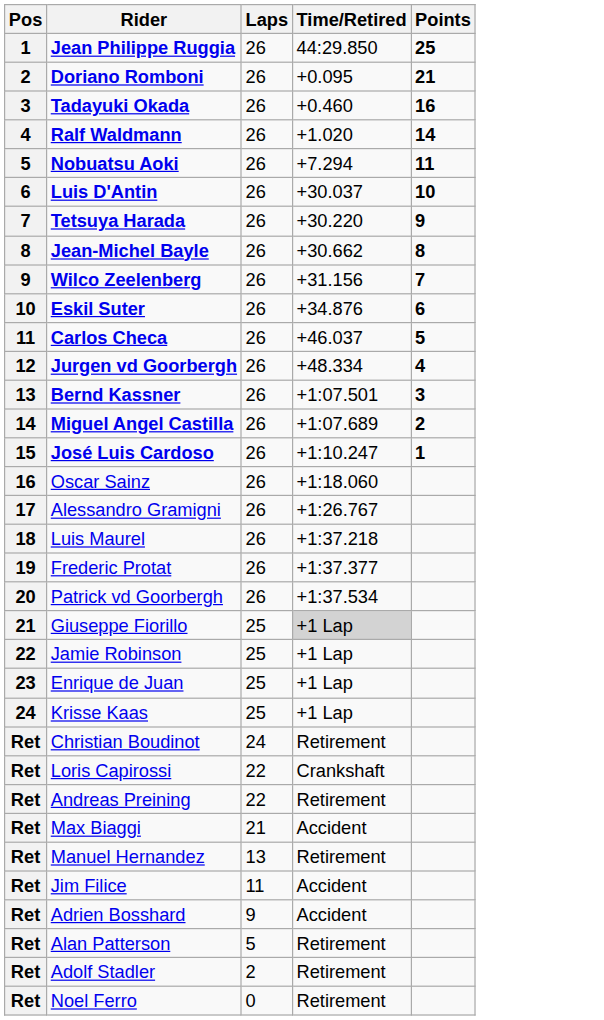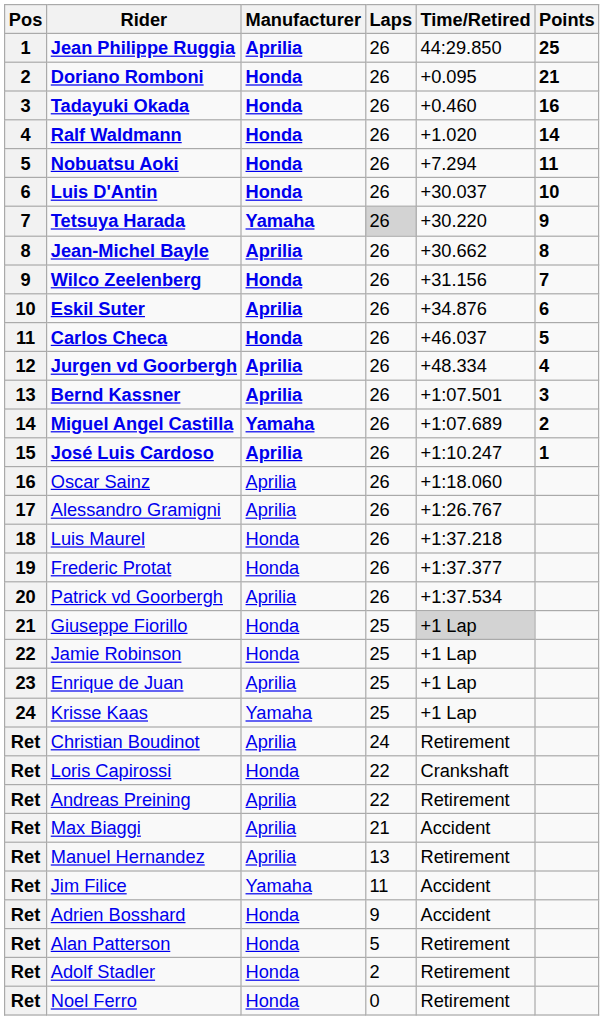+ column: (303, 19)
(256, 221) no background -> (380, 221) lightgrey background
